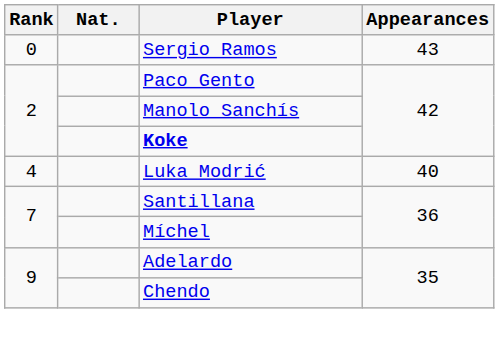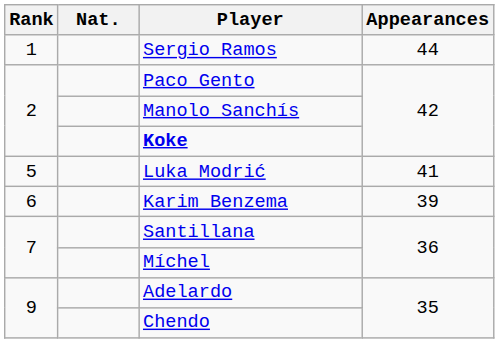(31, 50) 0 -> (31, 50) 1
(428, 50) 43 -> (428, 50) 44
(31, 171) 4 -> (31, 171) 5
(428, 171) 40 -> (428, 171) 41
+ row: (215, 202)
